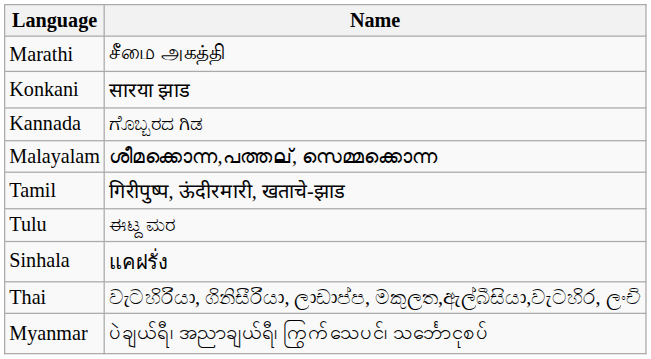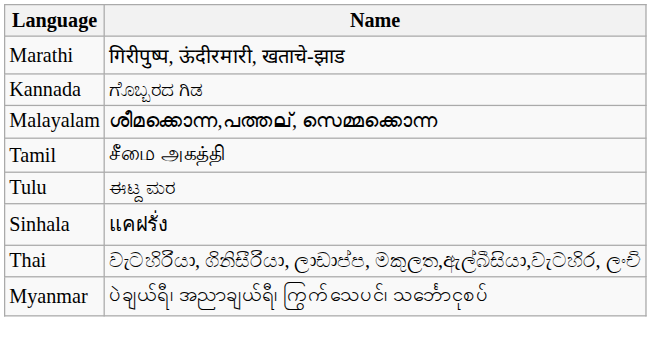(167, 52) சீமை அகத்தி -> (227, 56) गिरीपुष्प, ऊंदीरमारी, खताचे-झाड
- row: (44, 89)
(227, 191) गिरीपुष्प, ऊंदीरमारी, खताचे-झाड -> (167, 153) சீமை அகத்தி
